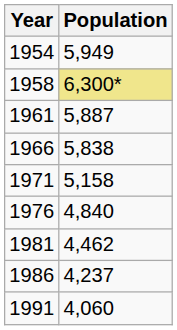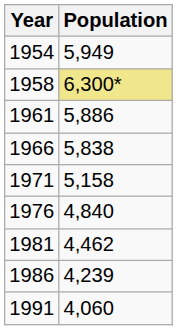(89, 116) 5,887 -> (89, 116) 5,886
(89, 276) 4,237 -> (89, 276) 4,239
